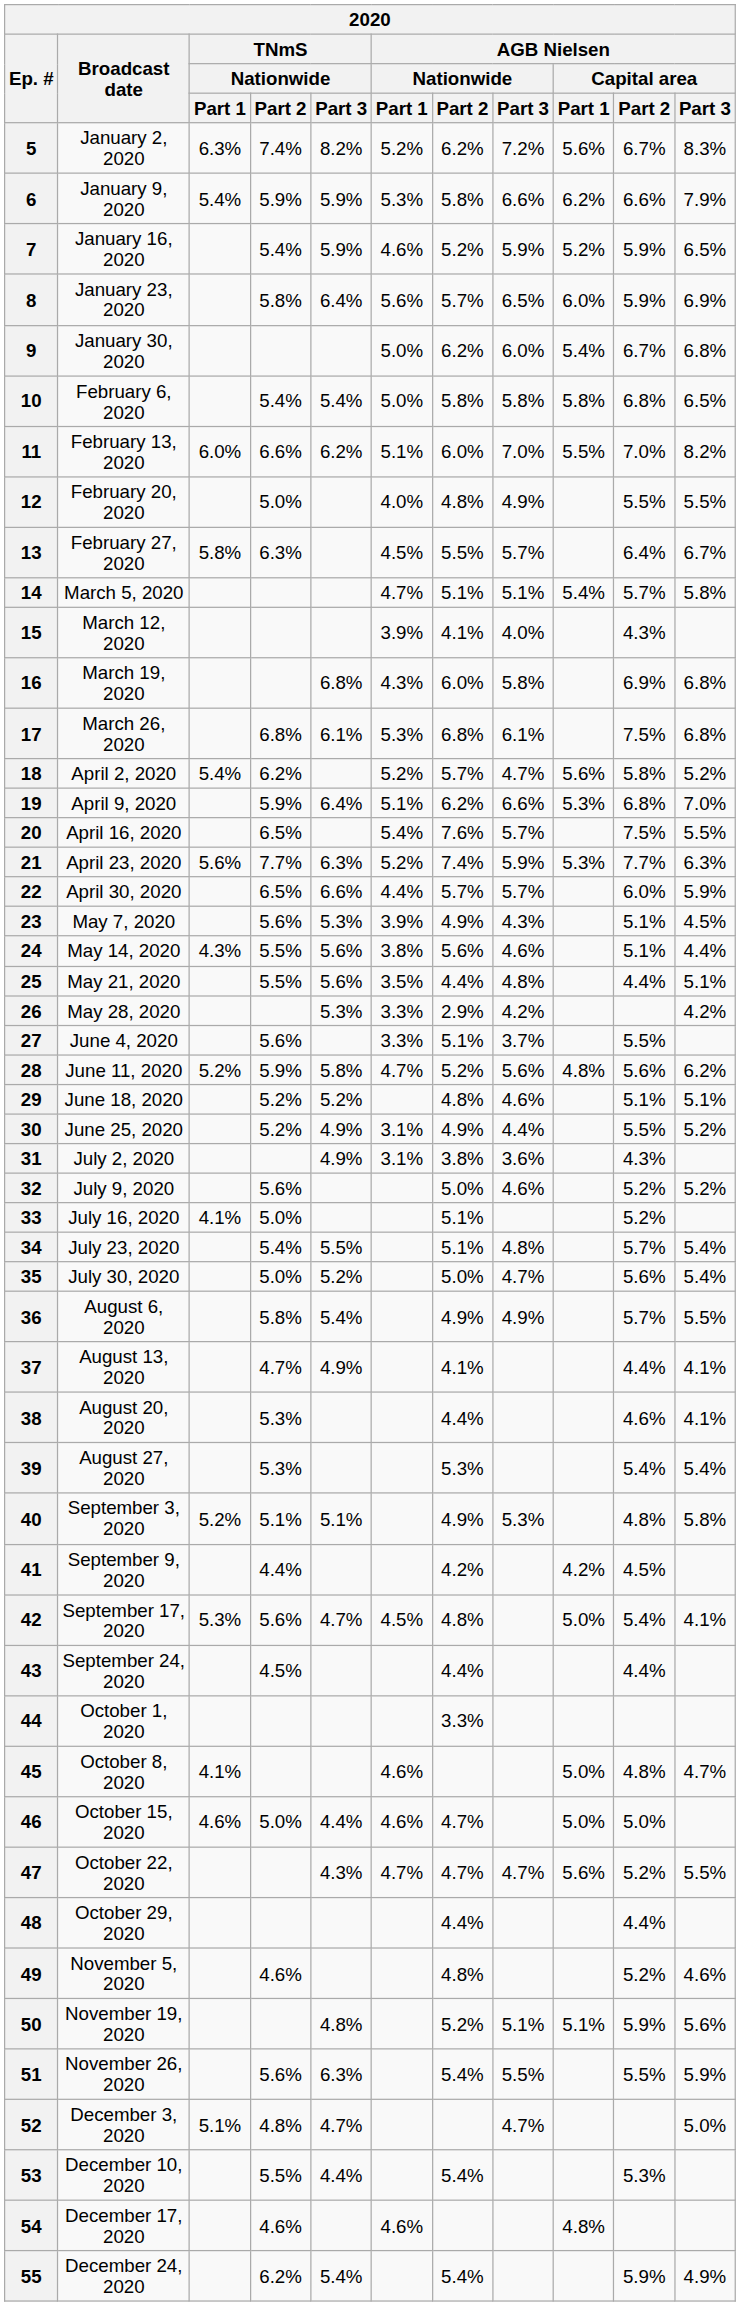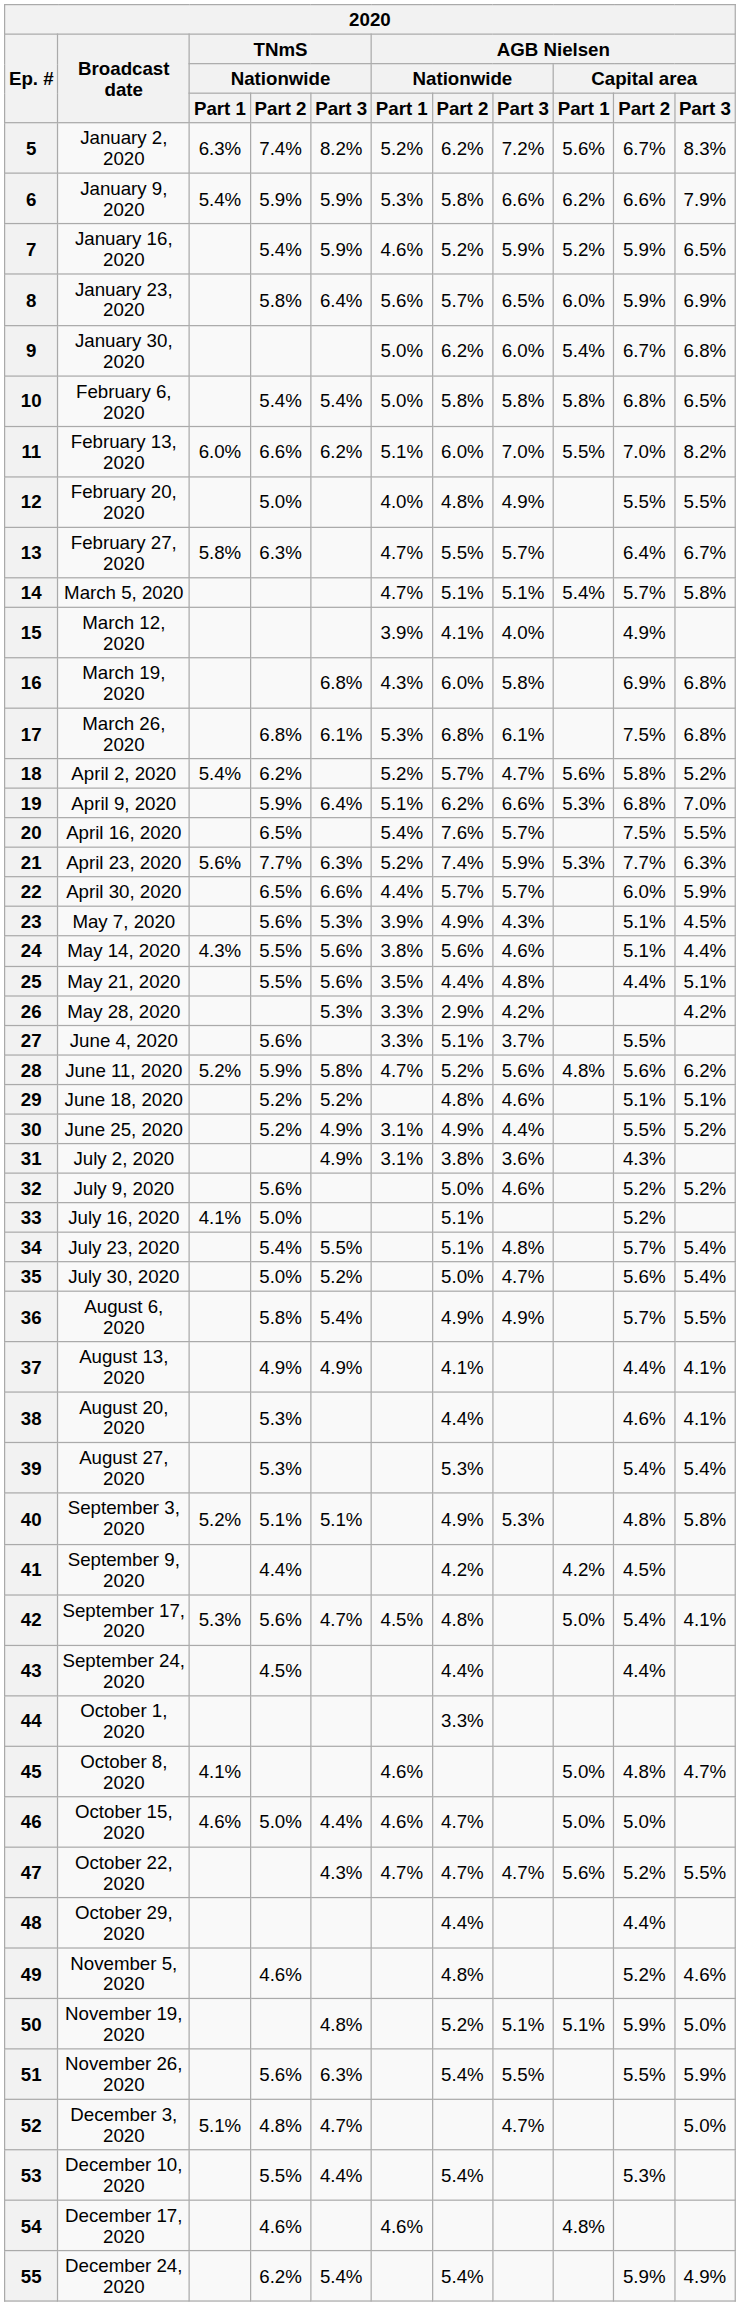(402, 552) 4.5% -> (402, 552) 4.7%
(644, 633) 4.3% -> (644, 633) 4.9%
(281, 1367) 4.7% -> (281, 1367) 4.9%
(705, 2024) 5.6% -> (705, 2024) 5.0%
